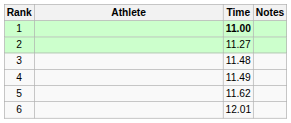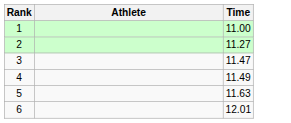- column: (270, 12)
(238, 28) bold -> (238, 28) normal
(238, 61) 11.48 -> (238, 61) 11.47
(238, 93) 11.62 -> (238, 93) 11.63
